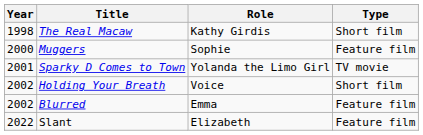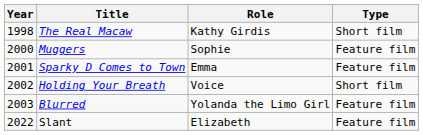(260, 67) Yolanda the Limo Girl -> (204, 67) Emma
(362, 67) TV movie -> (375, 67) Feature film
(20, 103) 2002 -> (20, 103) 2003
(204, 103) Emma -> (260, 103) Yolanda the Limo Girl
